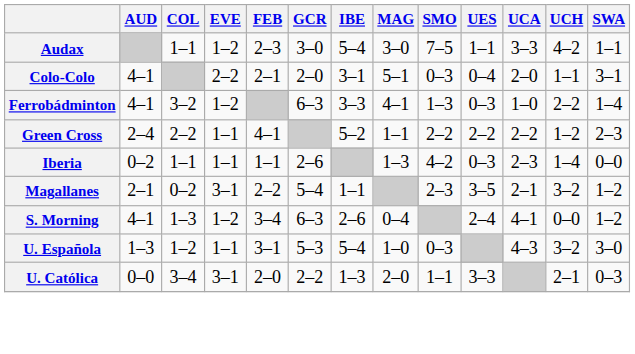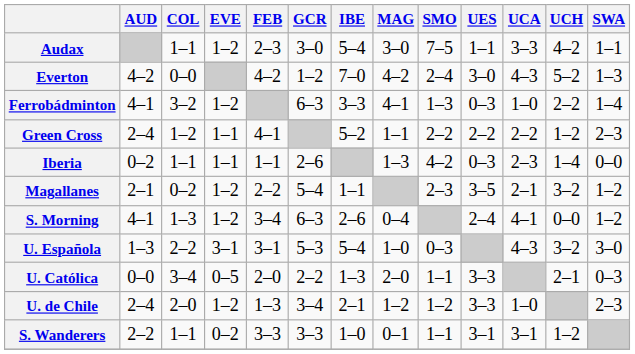- row: (62, 77)
+ row: (62, 77)
(183, 133) 2–2 -> (183, 133) 1–2
(225, 190) 3–1 -> (225, 190) 1–2
(183, 248) 1–2 -> (183, 248) 2–2
(225, 248) 1–1 -> (225, 248) 3–1
(225, 276) 3–1 -> (225, 276) 0–5
+ row: (62, 306)
+ row: (62, 335)
